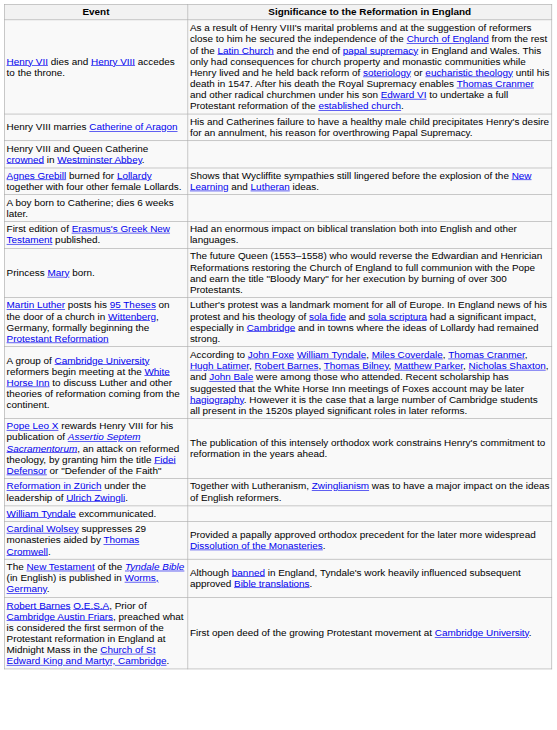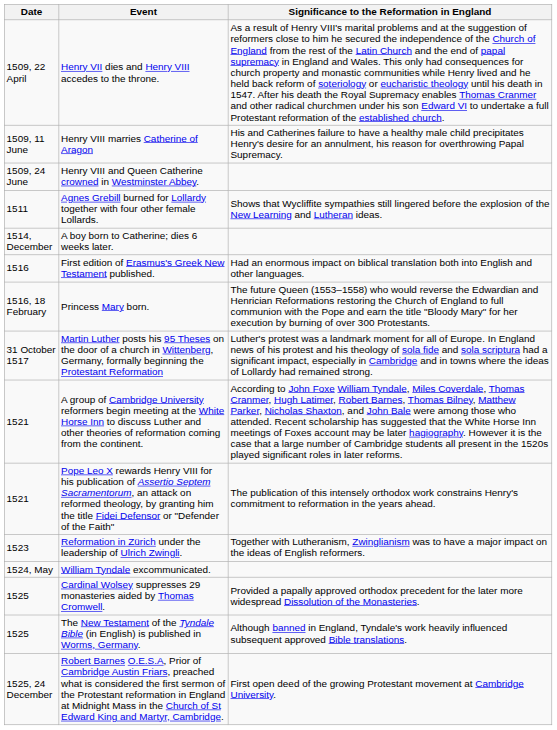+ column: (32, 12)
